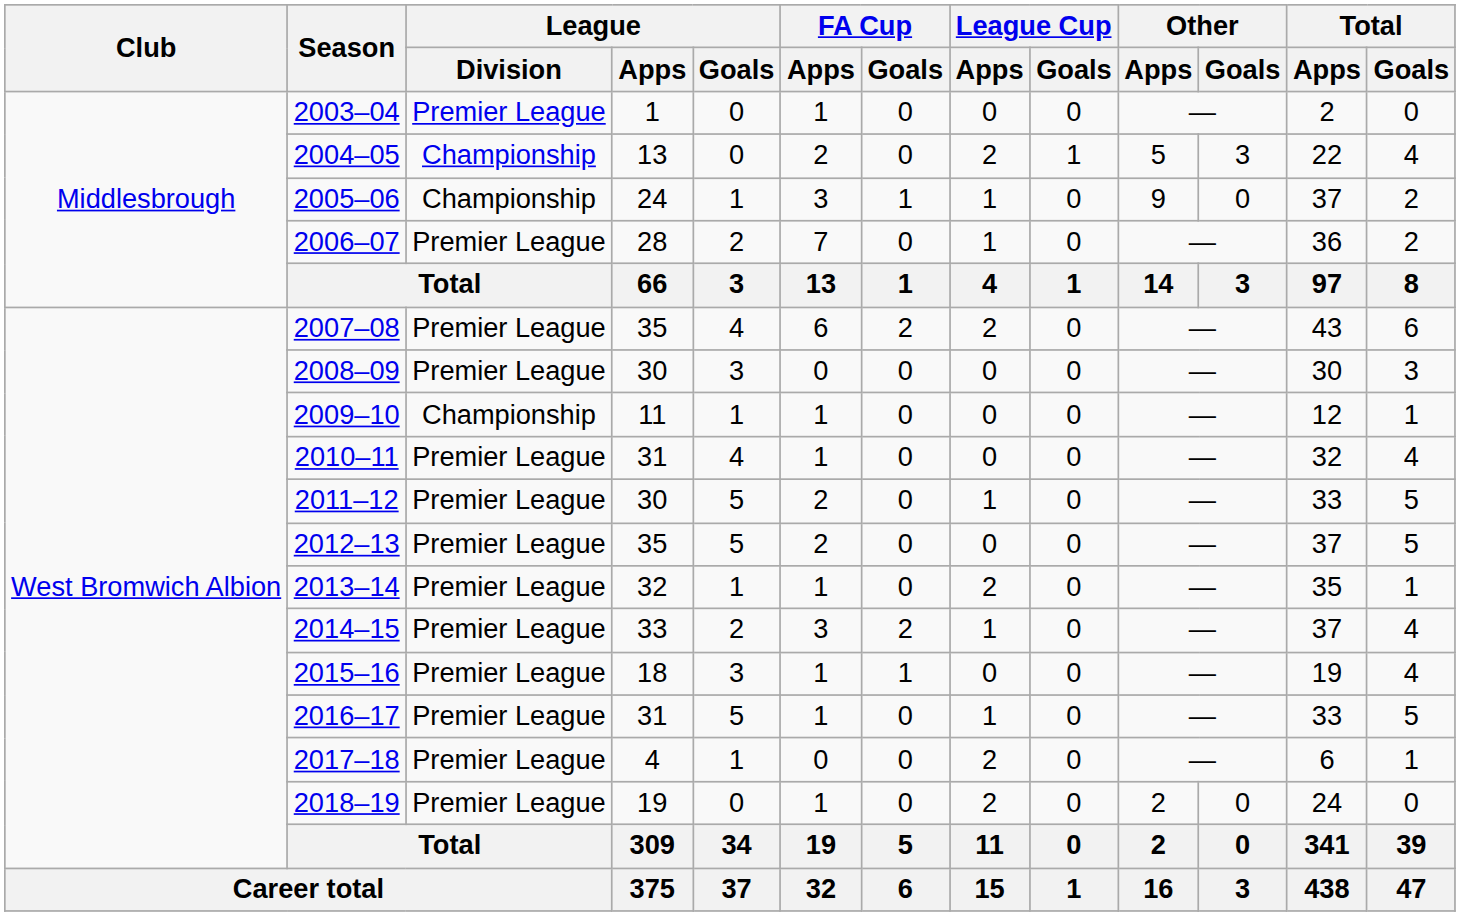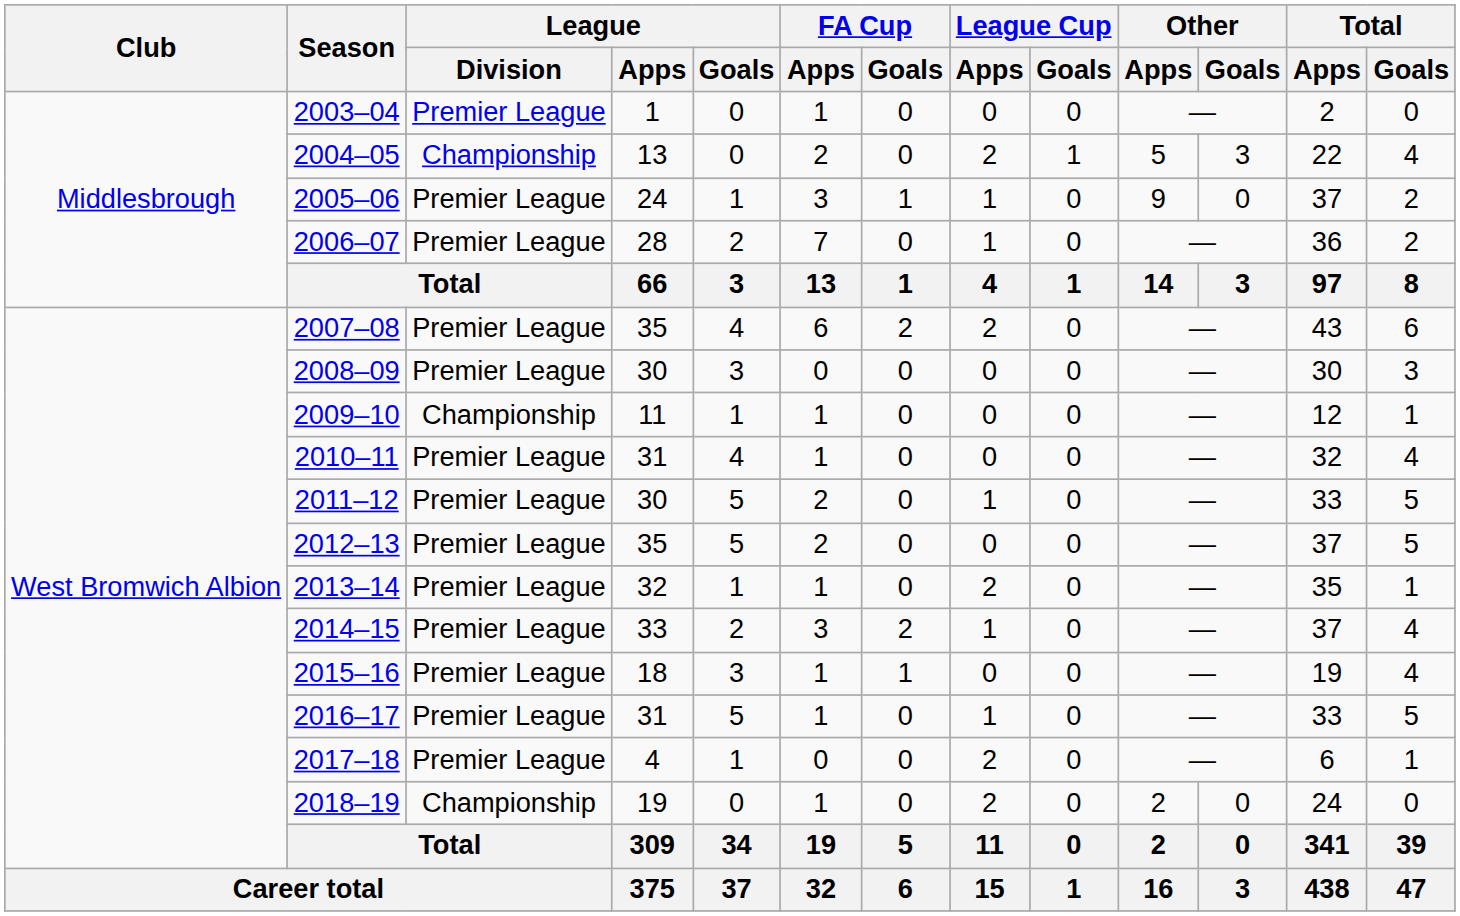(509, 198) Championship -> (509, 198) Premier League
(509, 802) Premier League -> (509, 802) Championship
